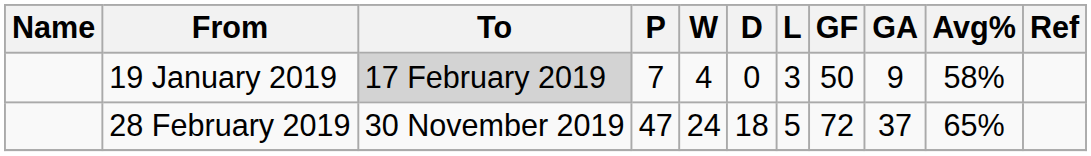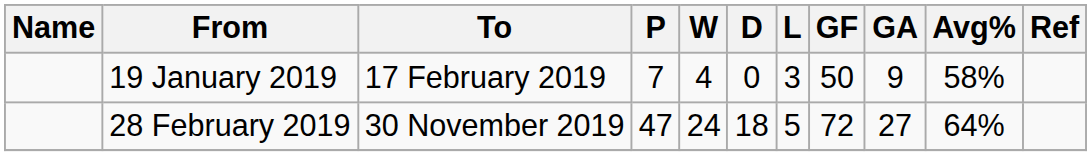(485, 77) lightgrey background -> (485, 77) no background
(895, 125) 37 -> (895, 125) 27
(974, 125) 65% -> (974, 125) 64%
